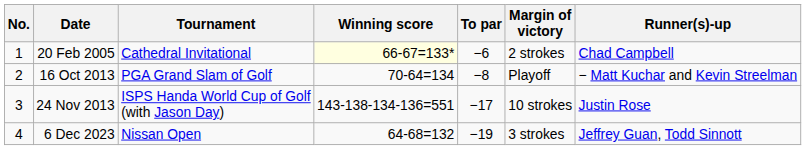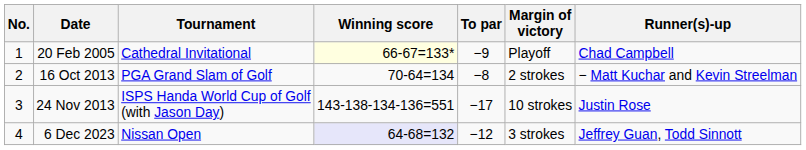(481, 53) −6 -> (481, 53) −9
(536, 53) 2 strokes -> (529, 53) Playoff
(529, 75) Playoff -> (536, 75) 2 strokes
(421, 134) no background -> (421, 134) lavender background
(481, 134) −19 -> (481, 134) −12
